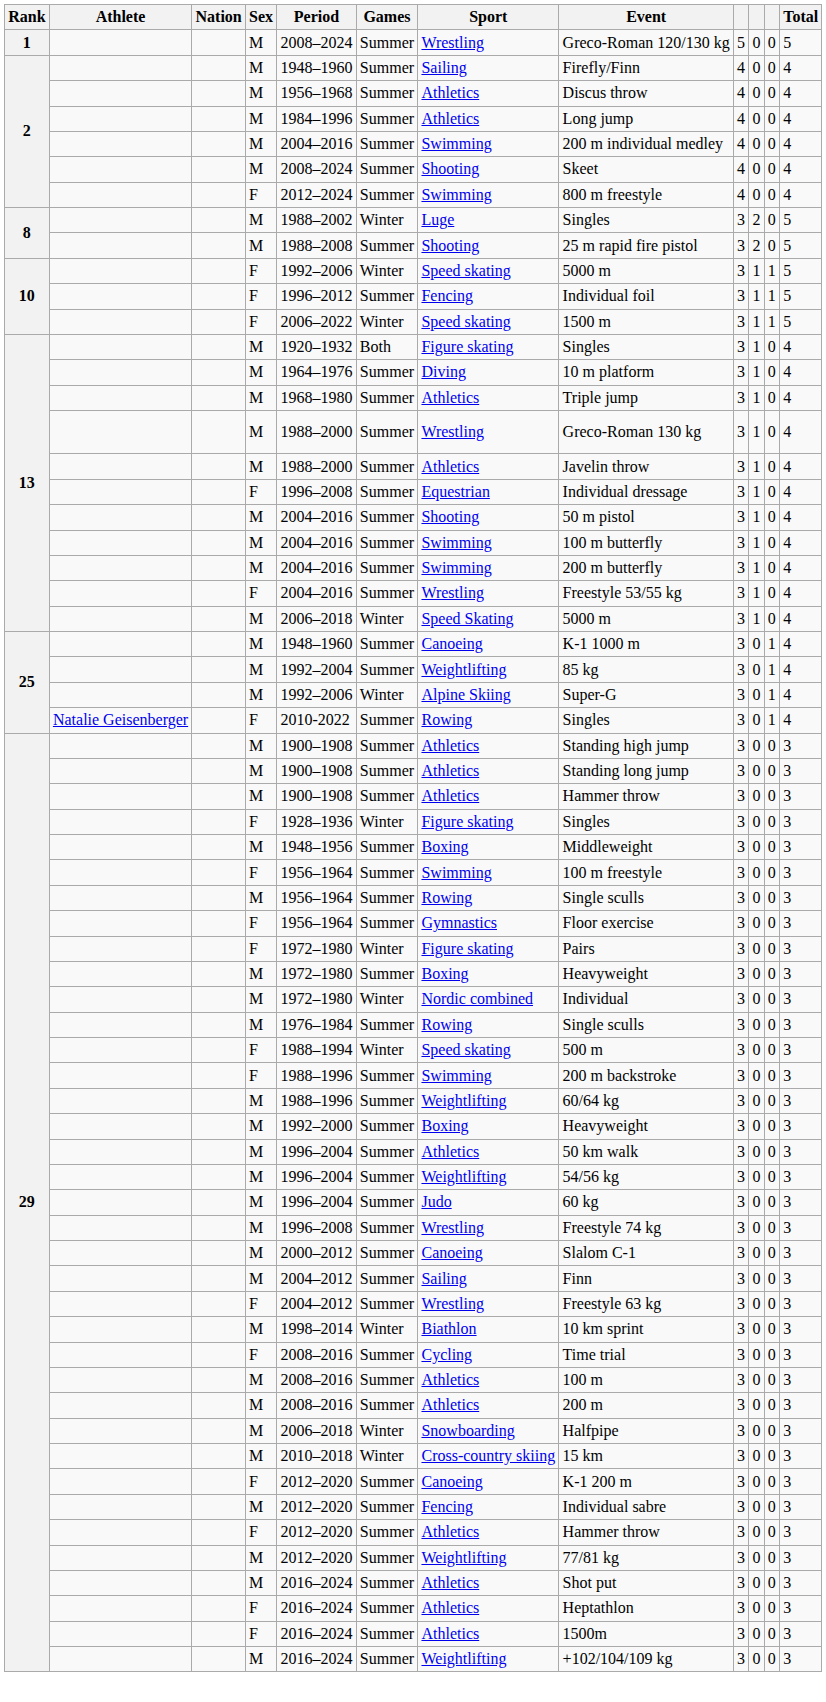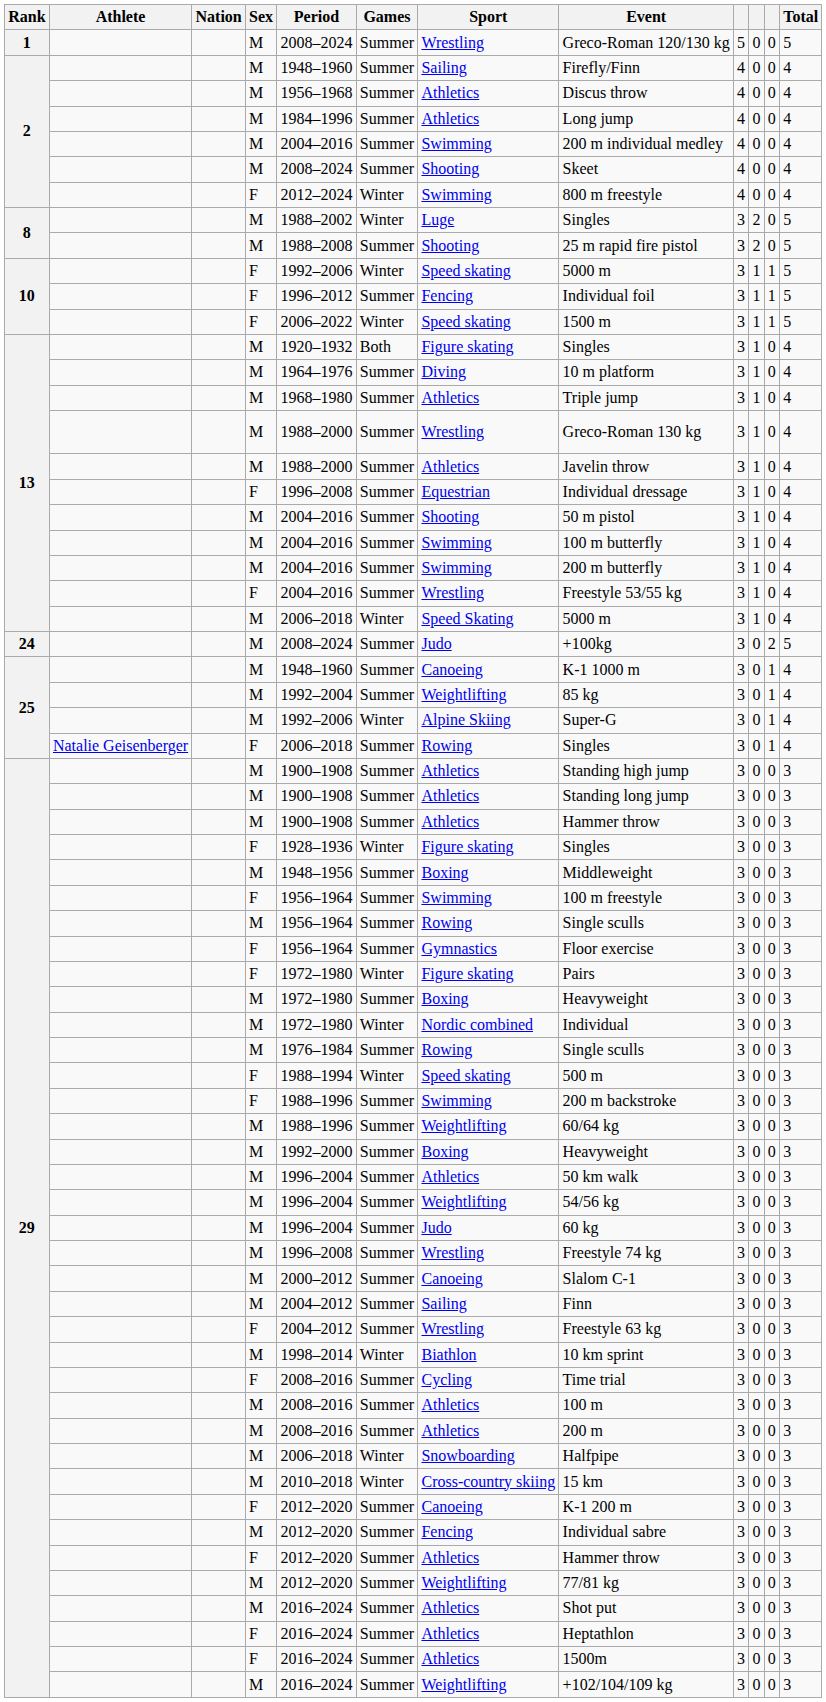(387, 194) Summer -> (382, 194) Winter
+ row: (27, 644)
(315, 720) 2010-2022 -> (316, 745) 2006–2018
